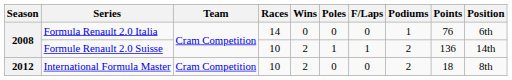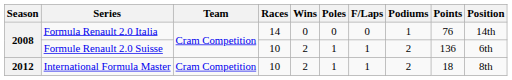(486, 31) 6th -> (486, 31) 14th
(486, 49) 14th -> (486, 49) 6th
(334, 66) 0 -> (334, 66) 1
(367, 66) 0 -> (367, 66) 1
